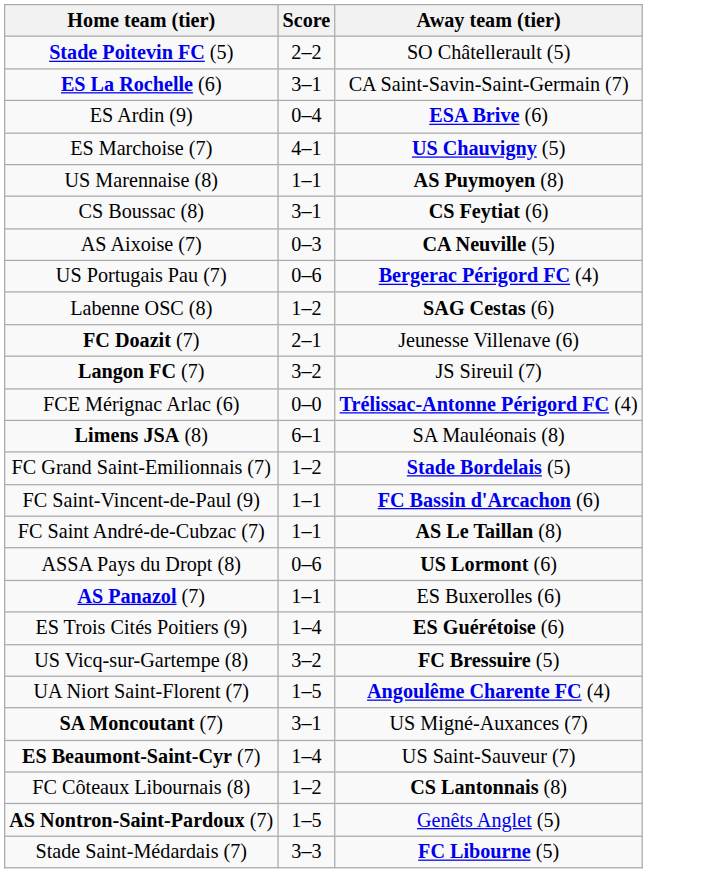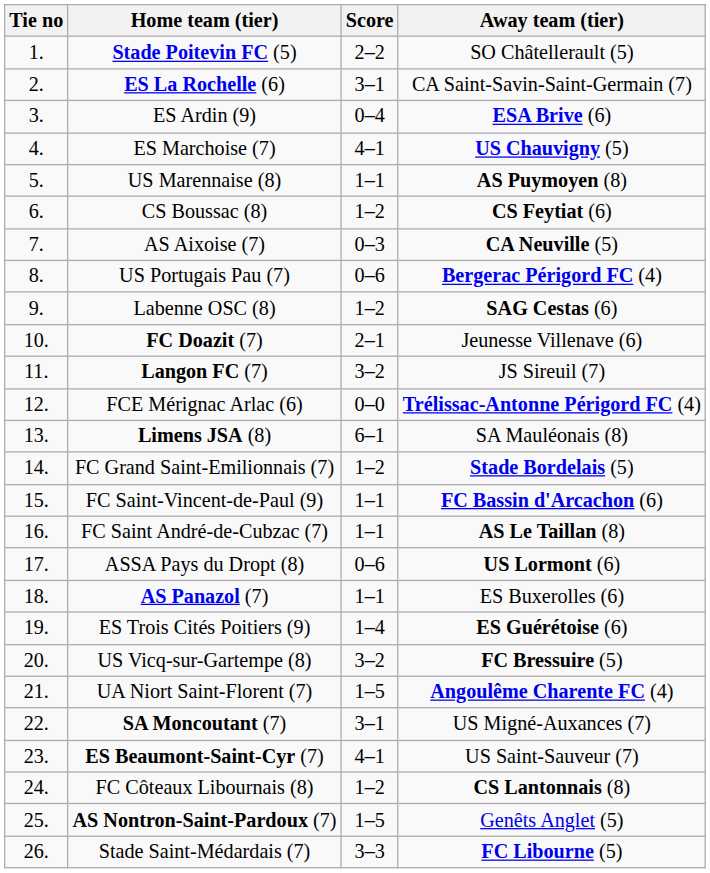+ column: (36, 20)
(306, 212) 3–1 -> (370, 212) 1–2
(306, 755) 1–4 -> (370, 755) 4–1
